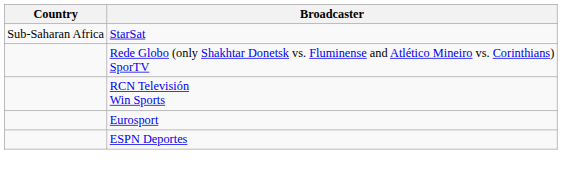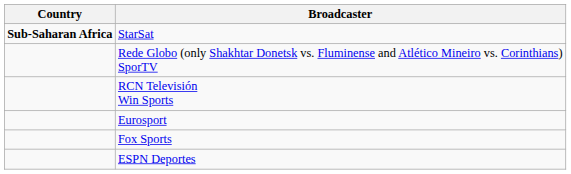(56, 33) normal -> (60, 33) bold
+ row: (145, 139)
